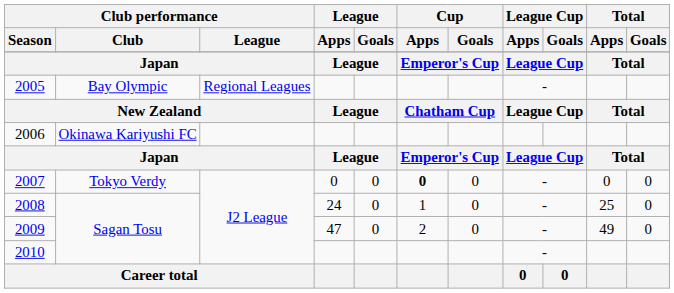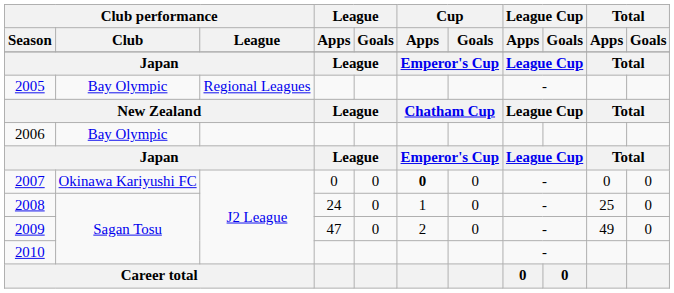(128, 134) Okinawa Kariyushi FC -> (128, 134) Bay Olympic
(128, 181) Tokyo Verdy -> (128, 181) Okinawa Kariyushi FC
